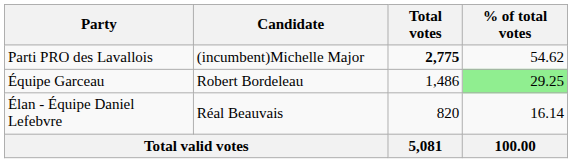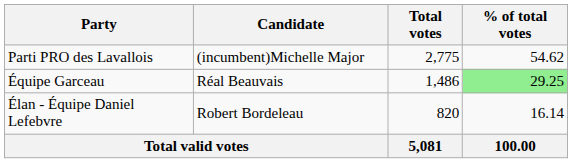(442, 57) bold -> (442, 57) normal
(250, 81) Robert Bordeleau -> (240, 81) Réal Beauvais
(240, 113) Réal Beauvais -> (250, 113) Robert Bordeleau
